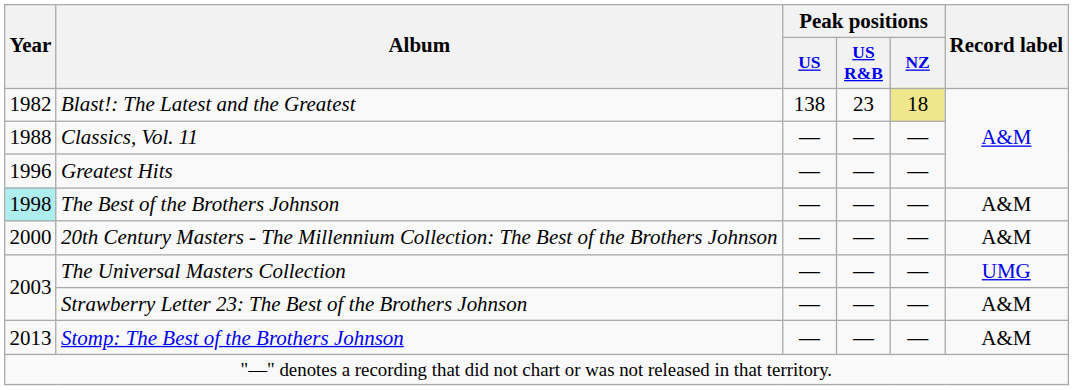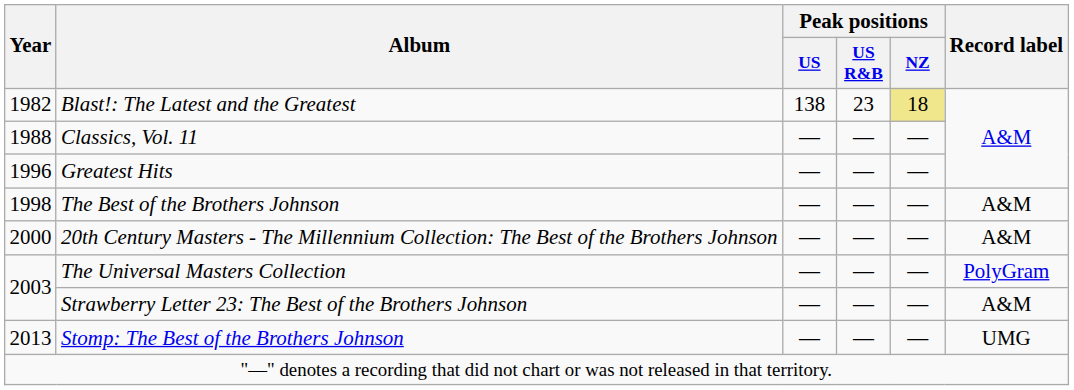(30, 204) paleturquoise background -> (30, 204) no background
(1006, 270) UMG -> (1006, 270) PolyGram
(1006, 337) A&M -> (1006, 337) UMG
